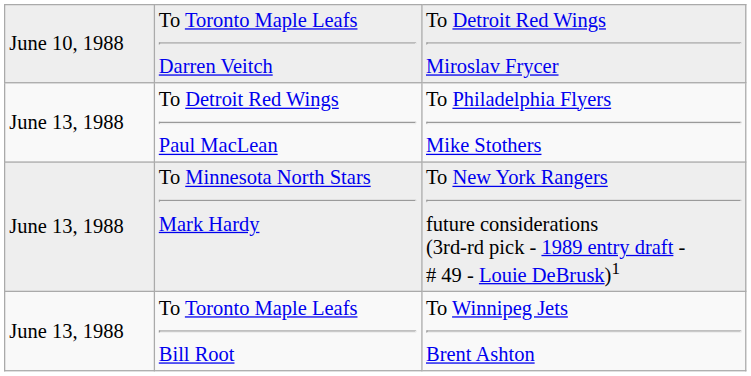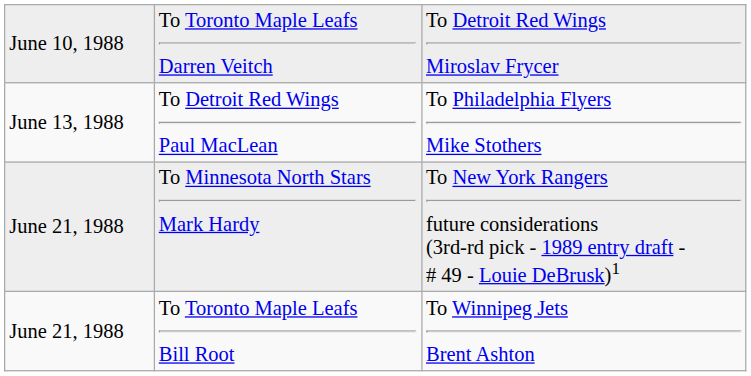(67, 226) June 13, 1988 -> (67, 226) June 21, 1988
(67, 331) June 13, 1988 -> (67, 331) June 21, 1988
